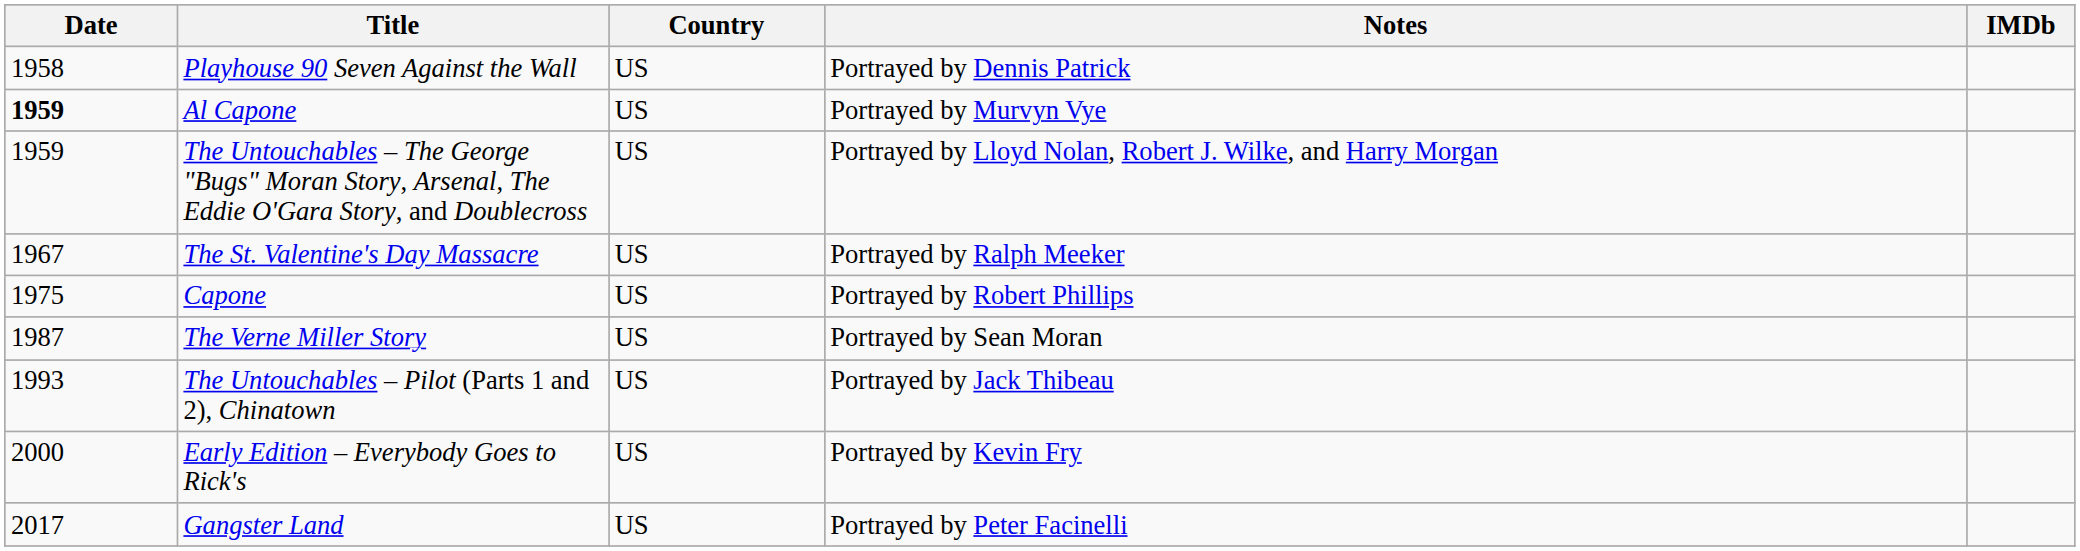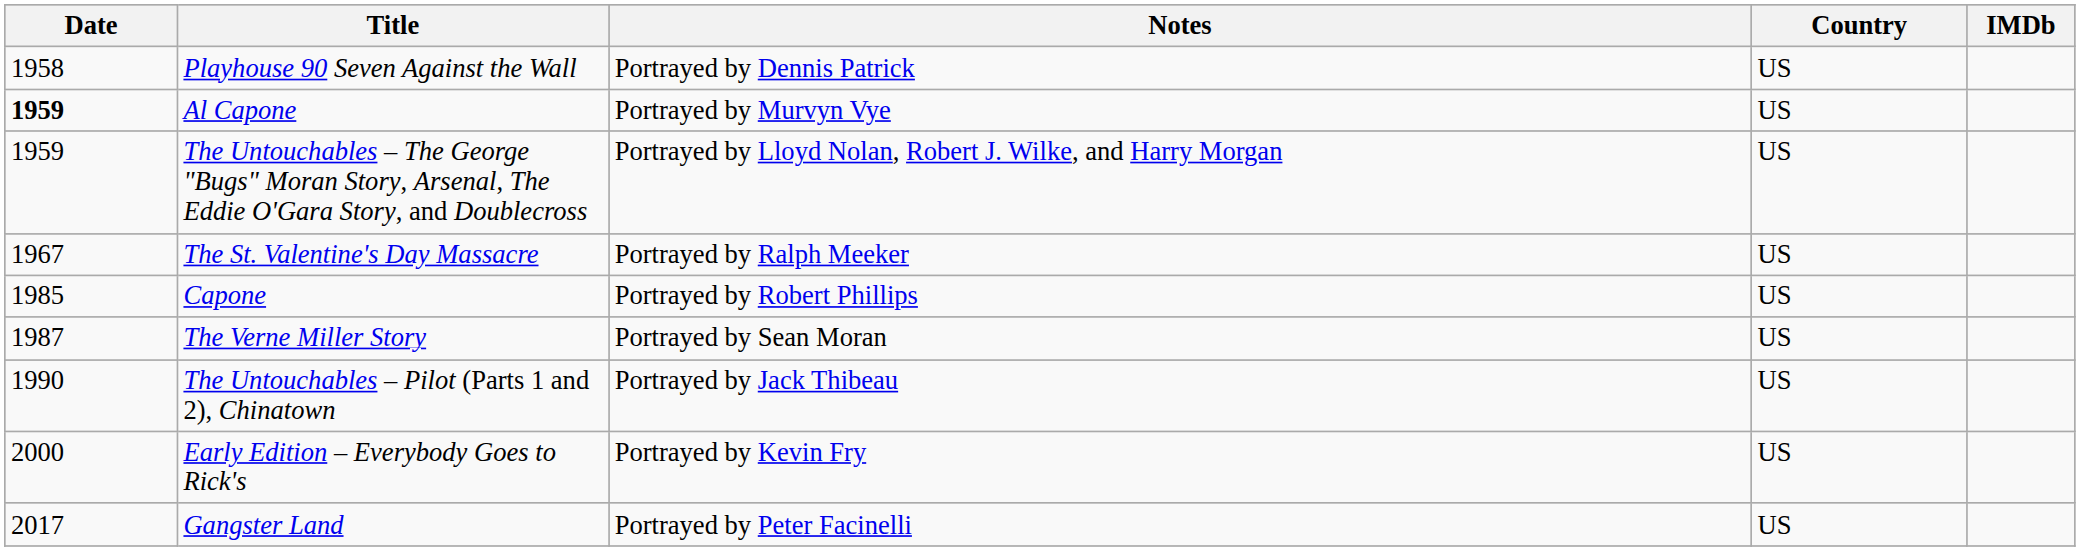columns swapped: (716, 25) <-> (1396, 25)
(38, 295) 1975 -> (38, 295) 1985
(38, 380) 1993 -> (38, 380) 1990
